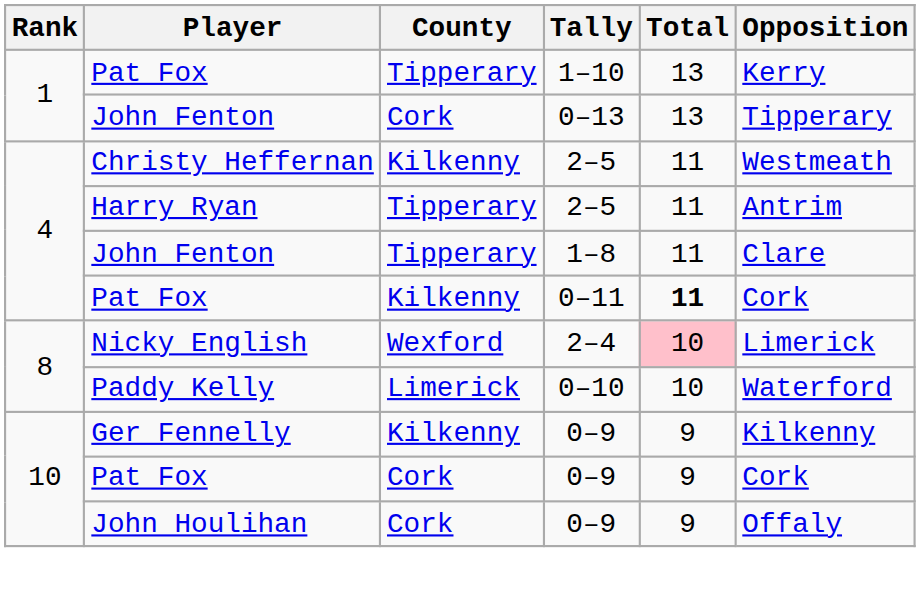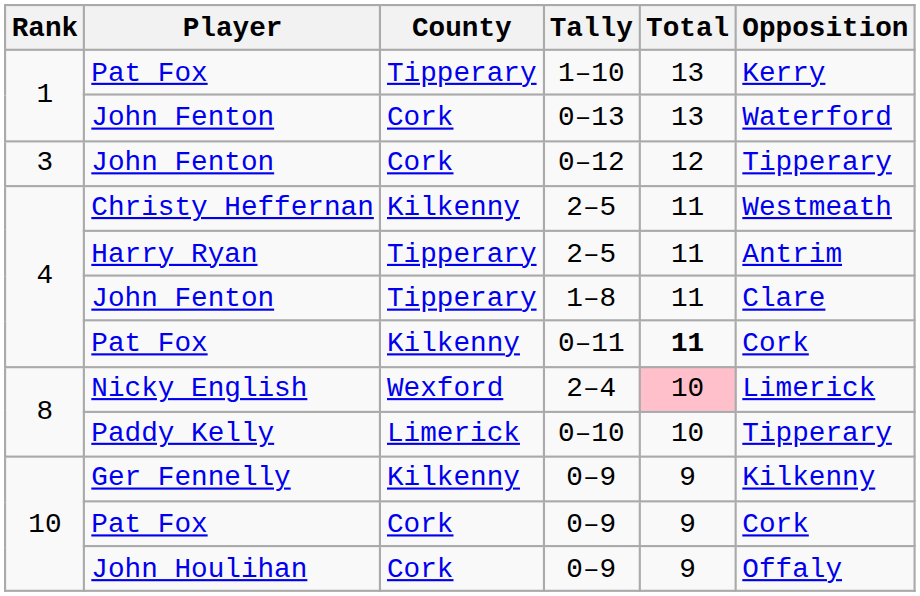(817, 118) Tipperary -> (817, 118) Waterford
+ row: (183, 163)
(817, 389) Waterford -> (817, 434) Tipperary
